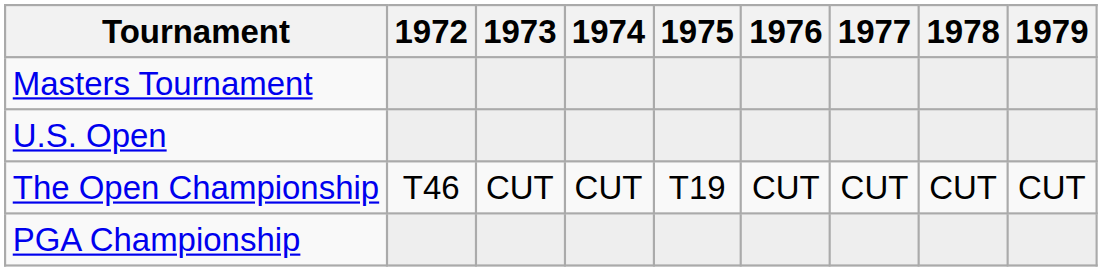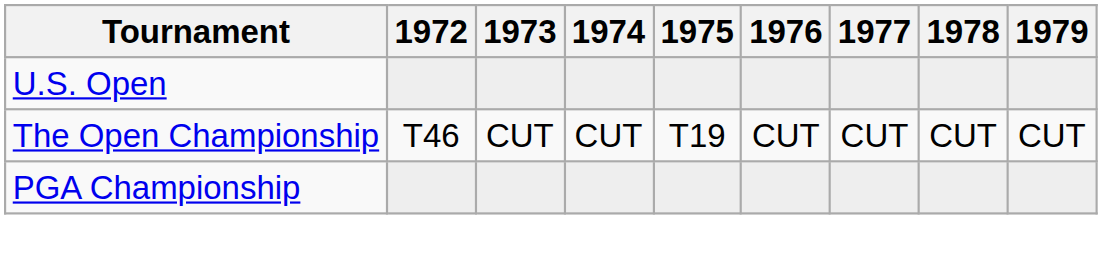- row: (163, 84)
